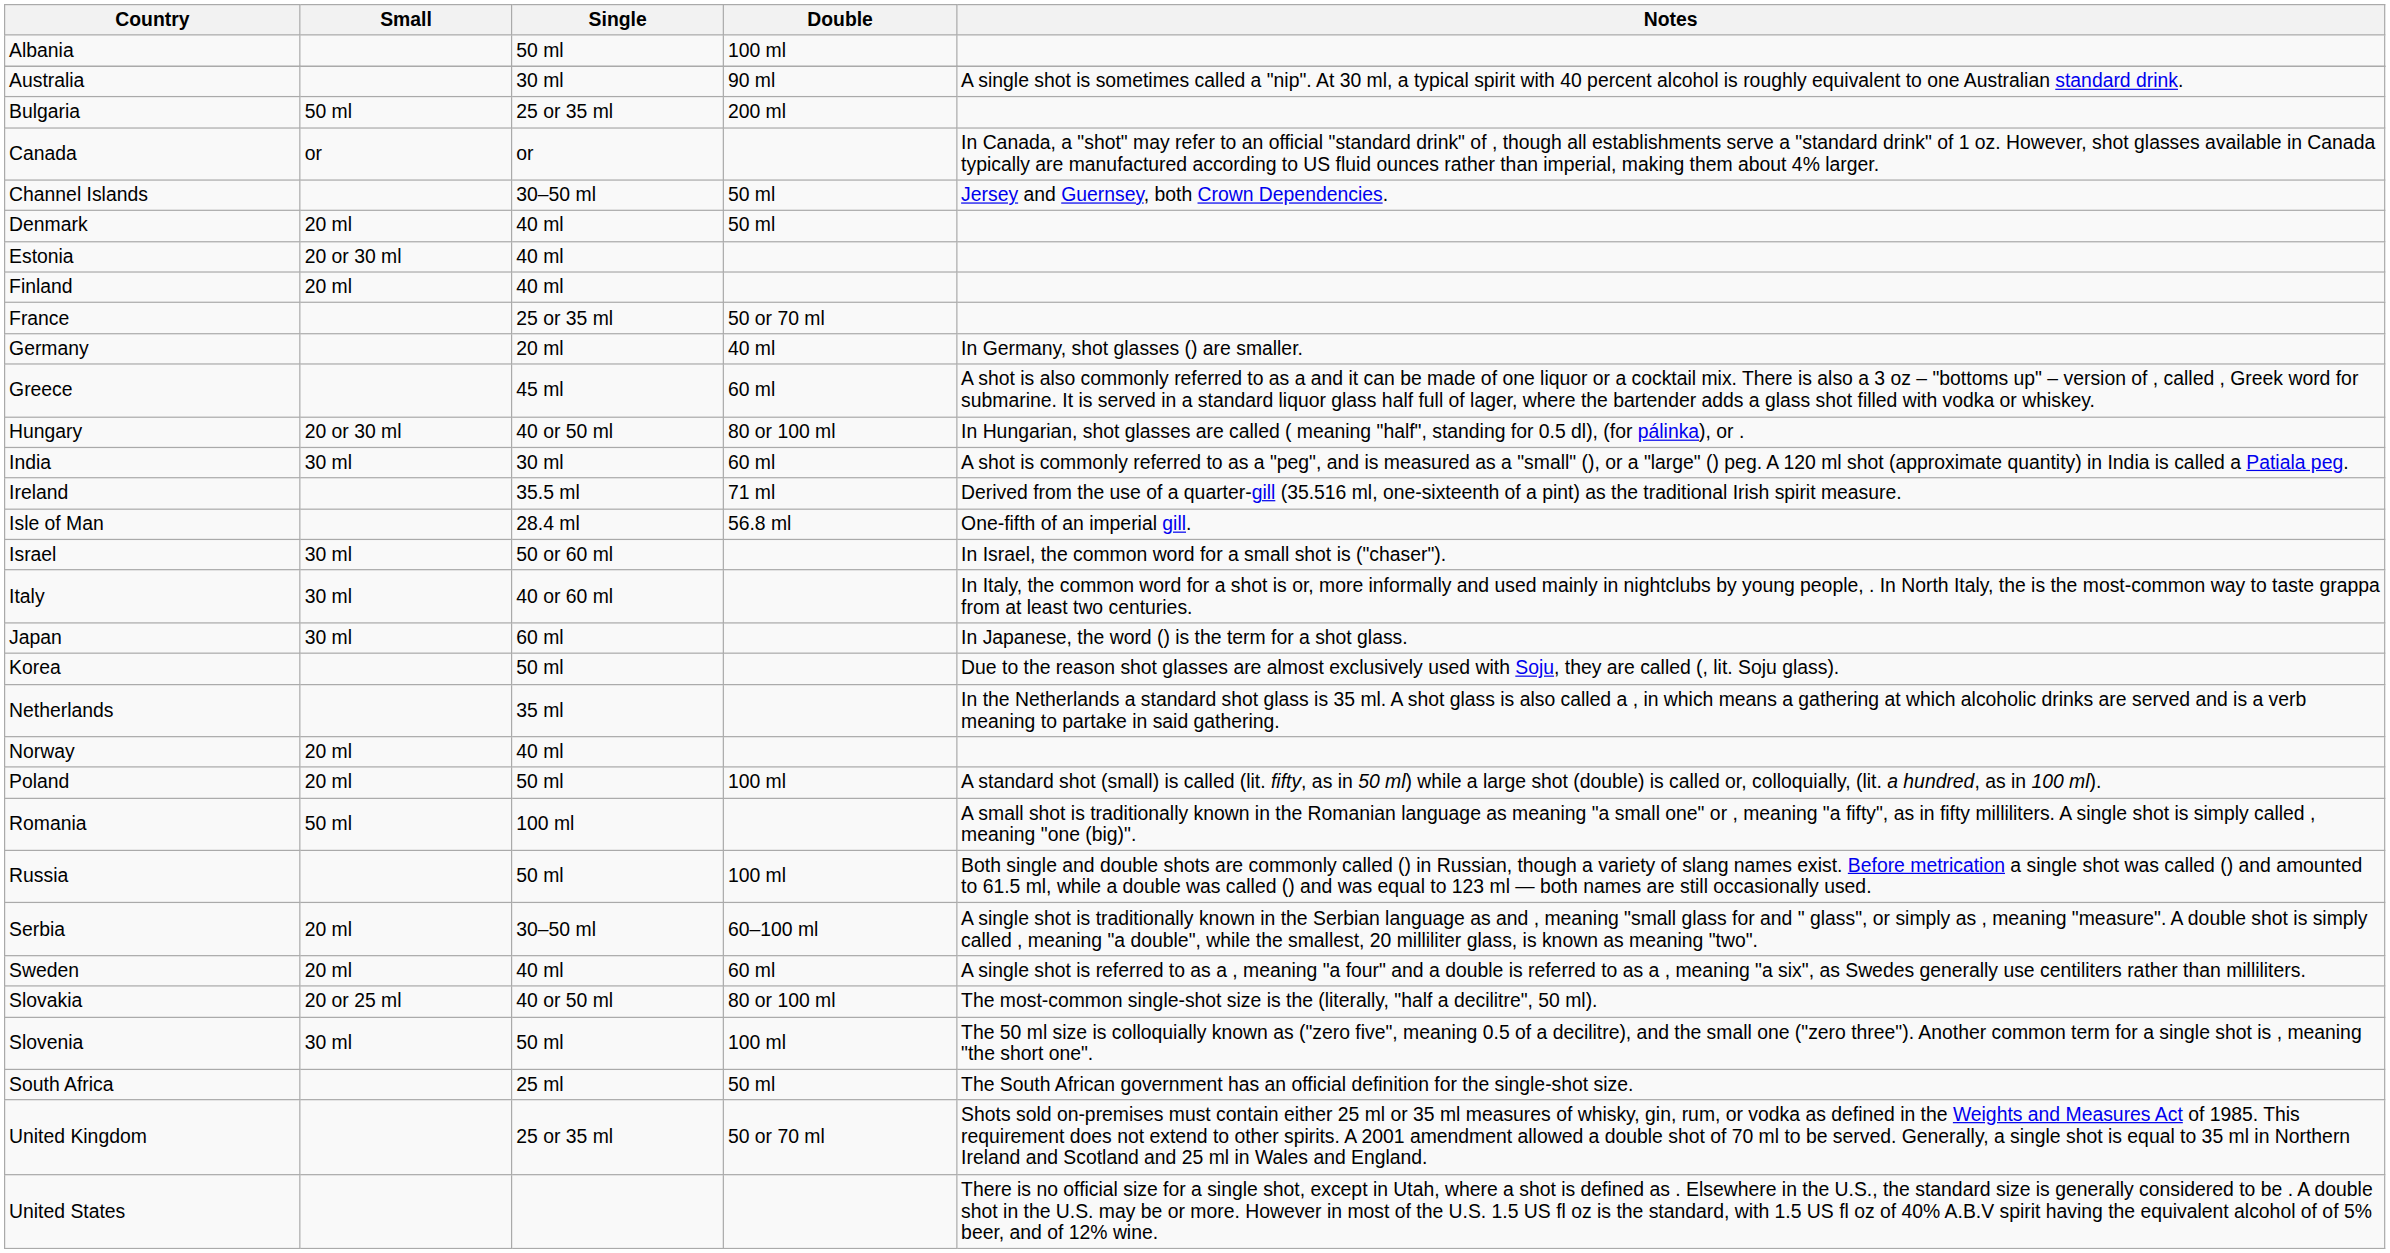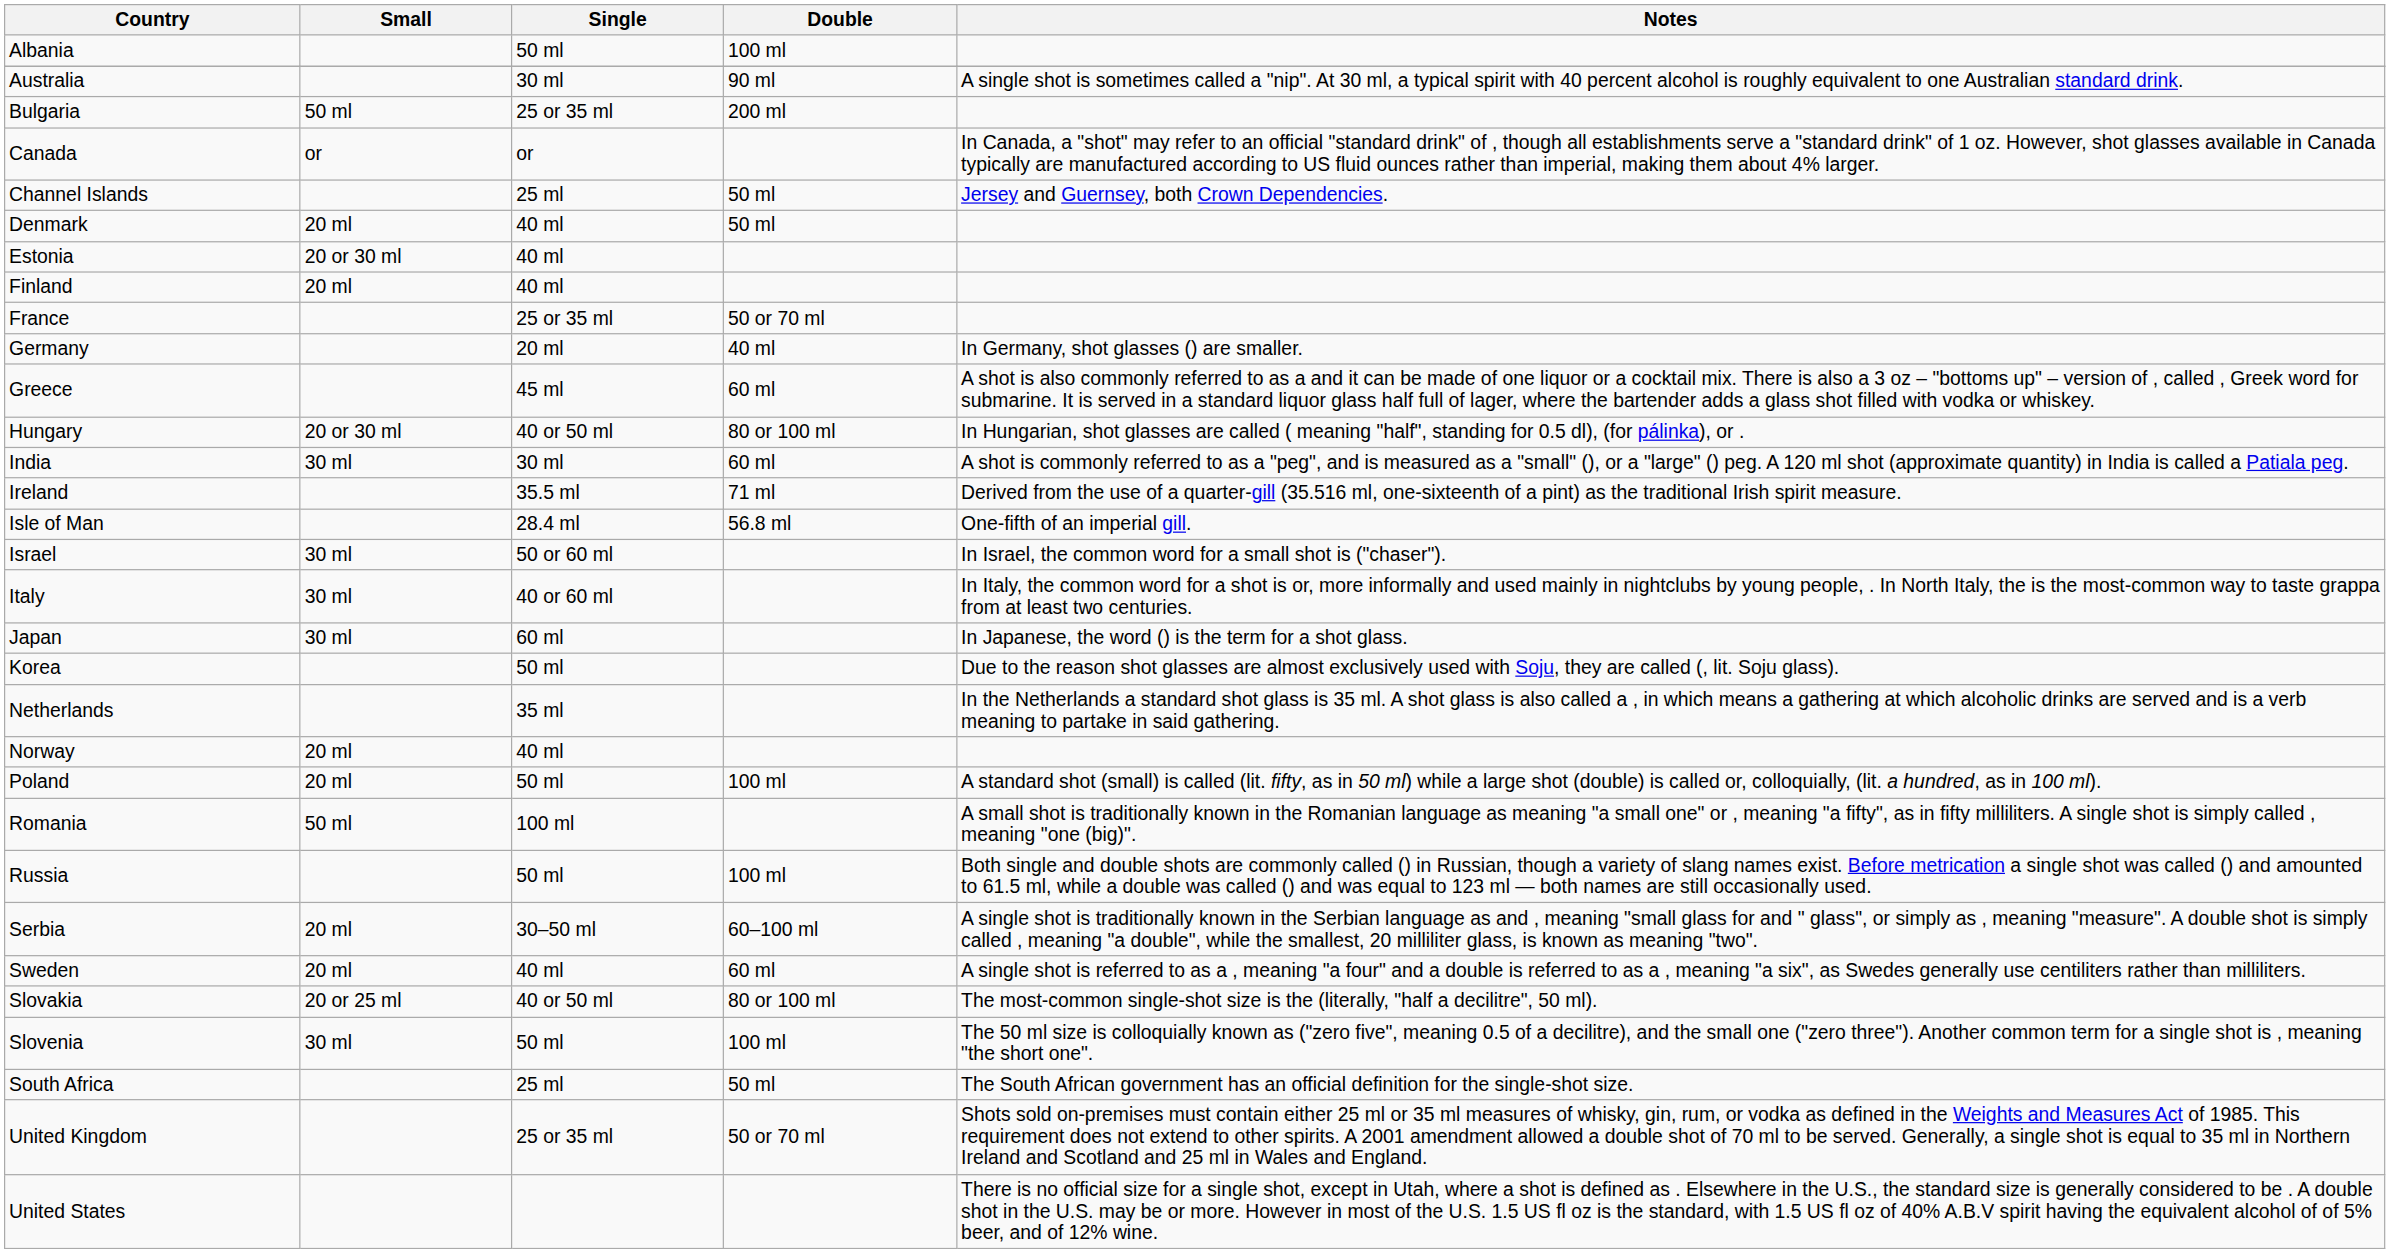(556, 195) 30–50 ml -> (540, 195) 25 ml
